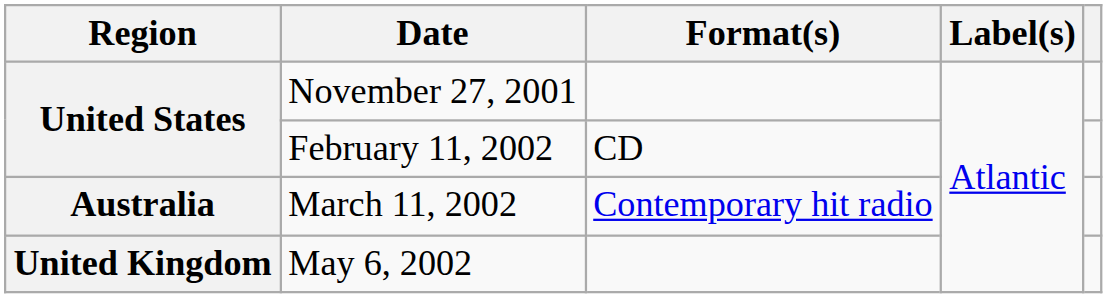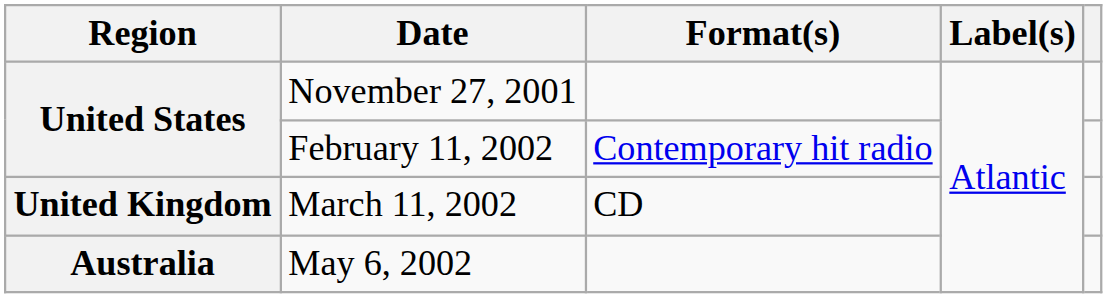(618, 147) CD -> (763, 147) Contemporary hit radio
(143, 205) Australia -> (143, 205) United Kingdom
(763, 205) Contemporary hit radio -> (618, 205) CD
(143, 262) United Kingdom -> (143, 262) Australia
